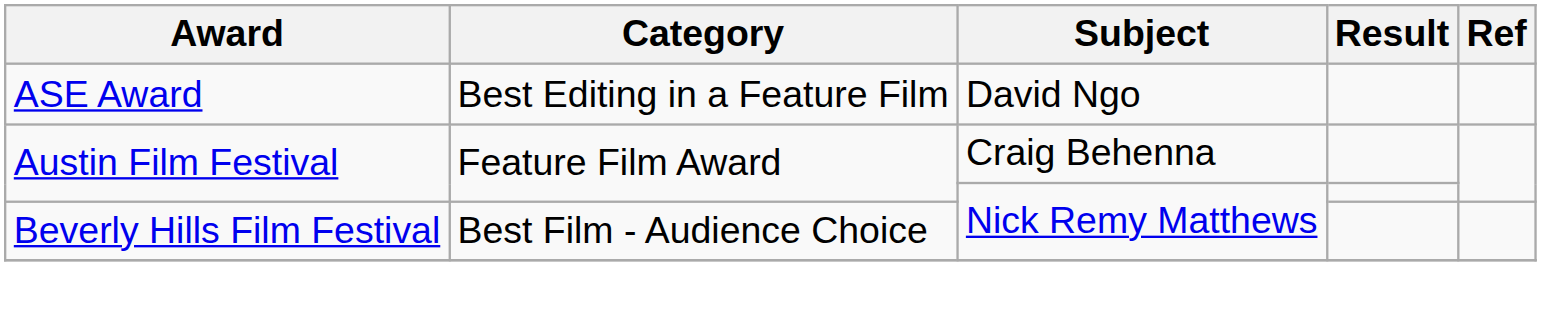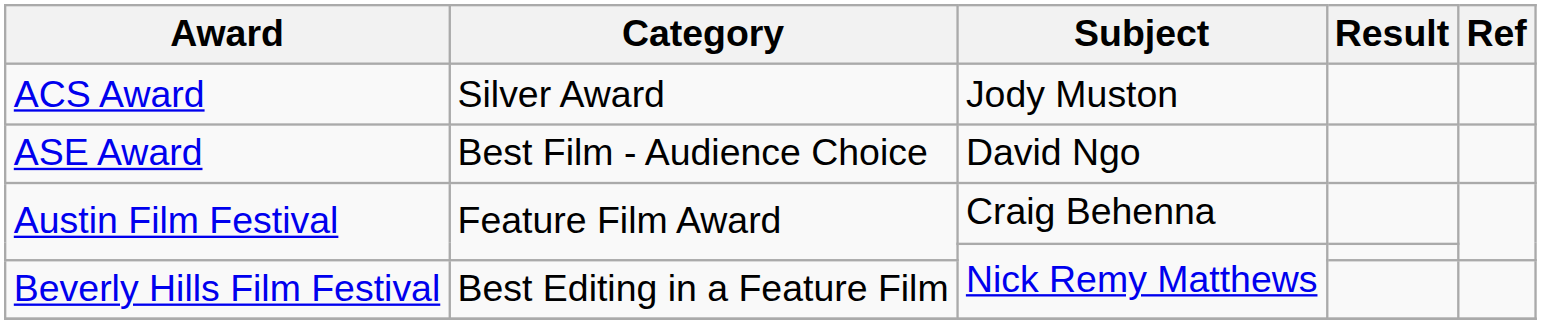+ row: (109, 93)
(703, 93) Best Editing in a Feature Film -> (693, 152) Best Film - Audience Choice
(693, 229) Best Film - Audience Choice -> (703, 288) Best Editing in a Feature Film
